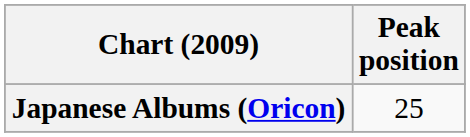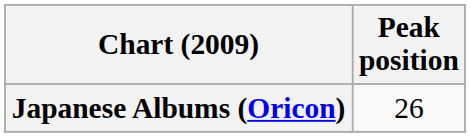(409, 107) 25 -> (409, 107) 26
